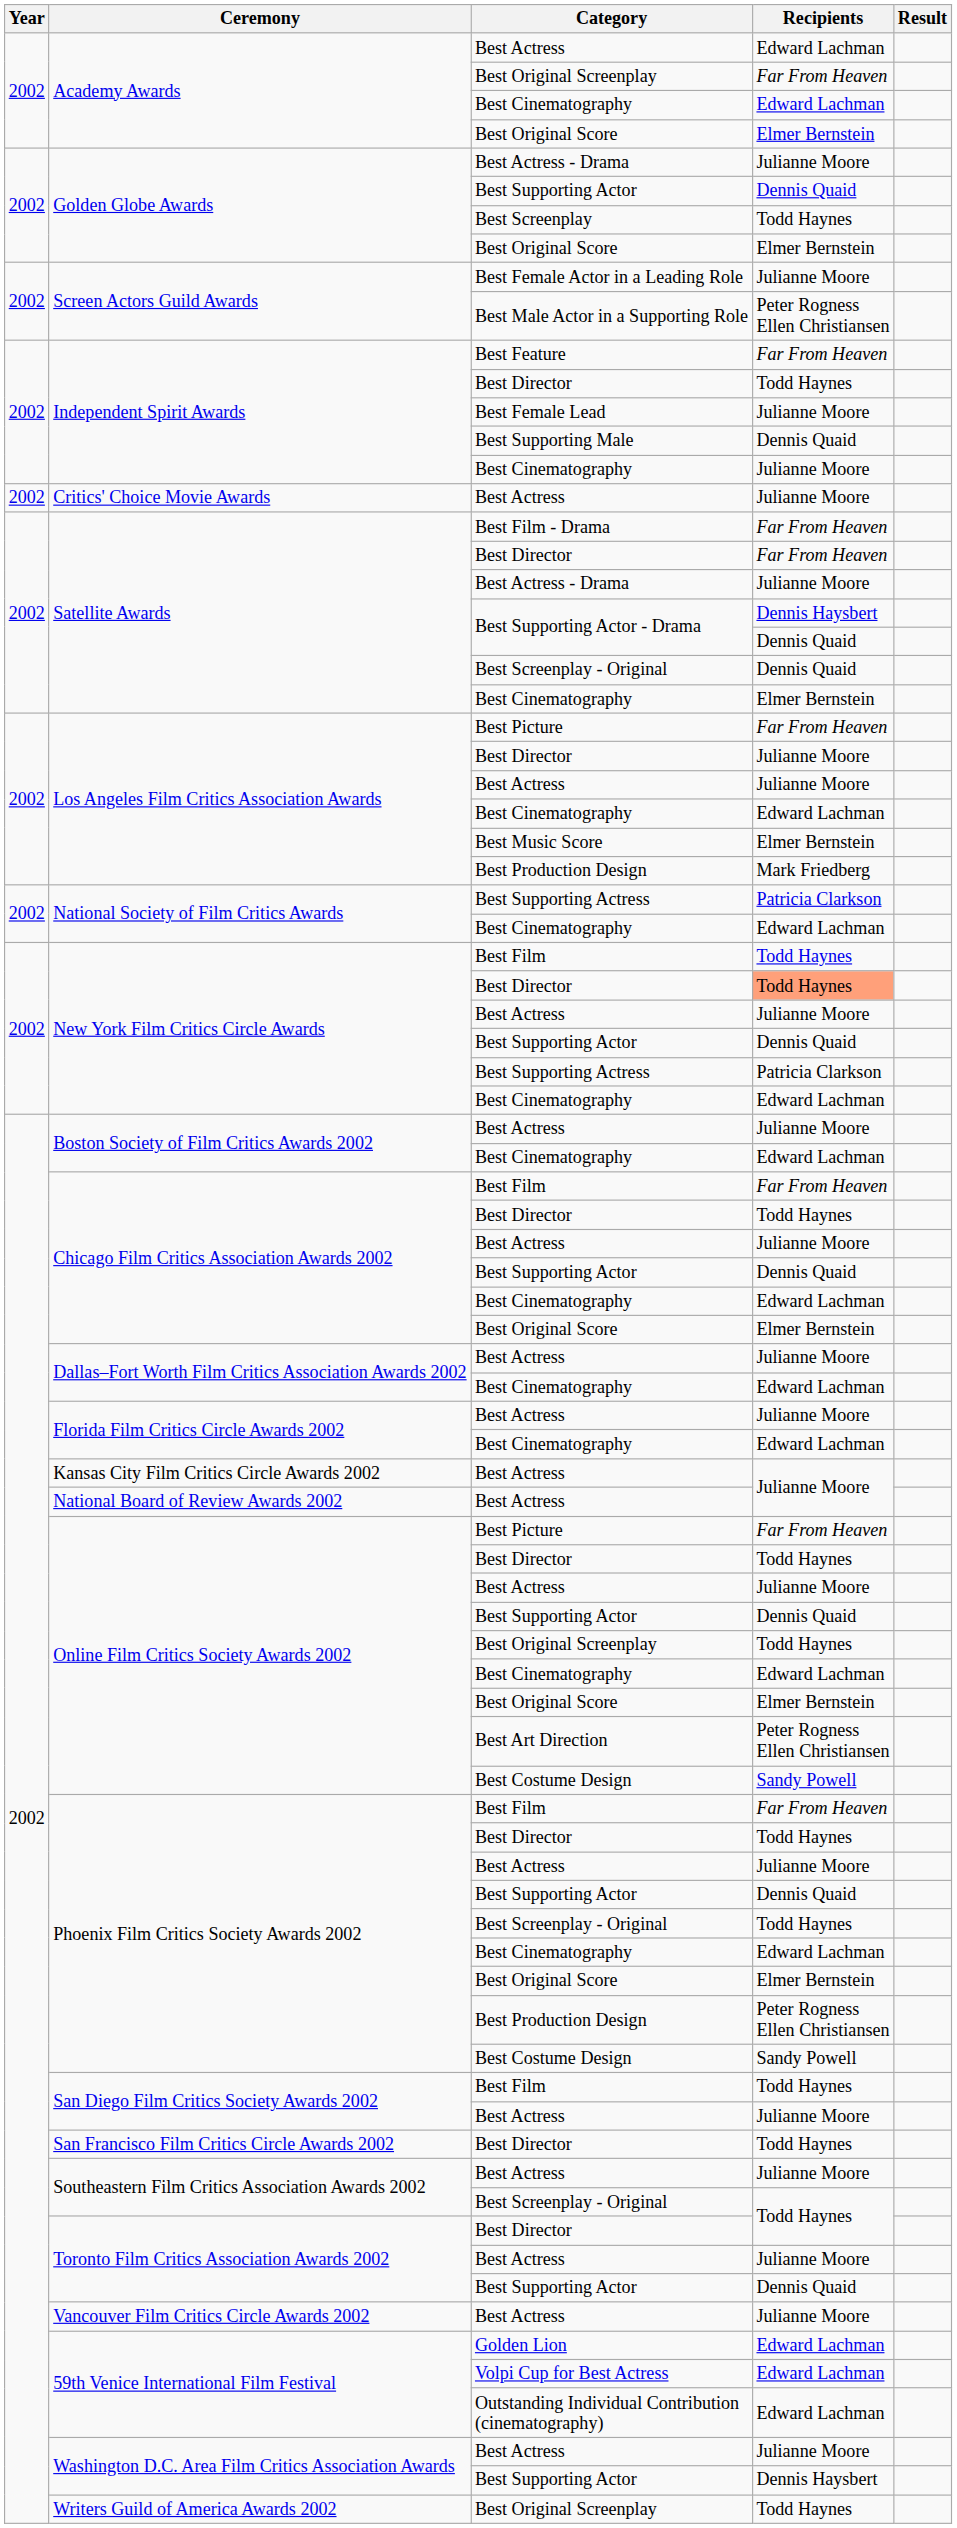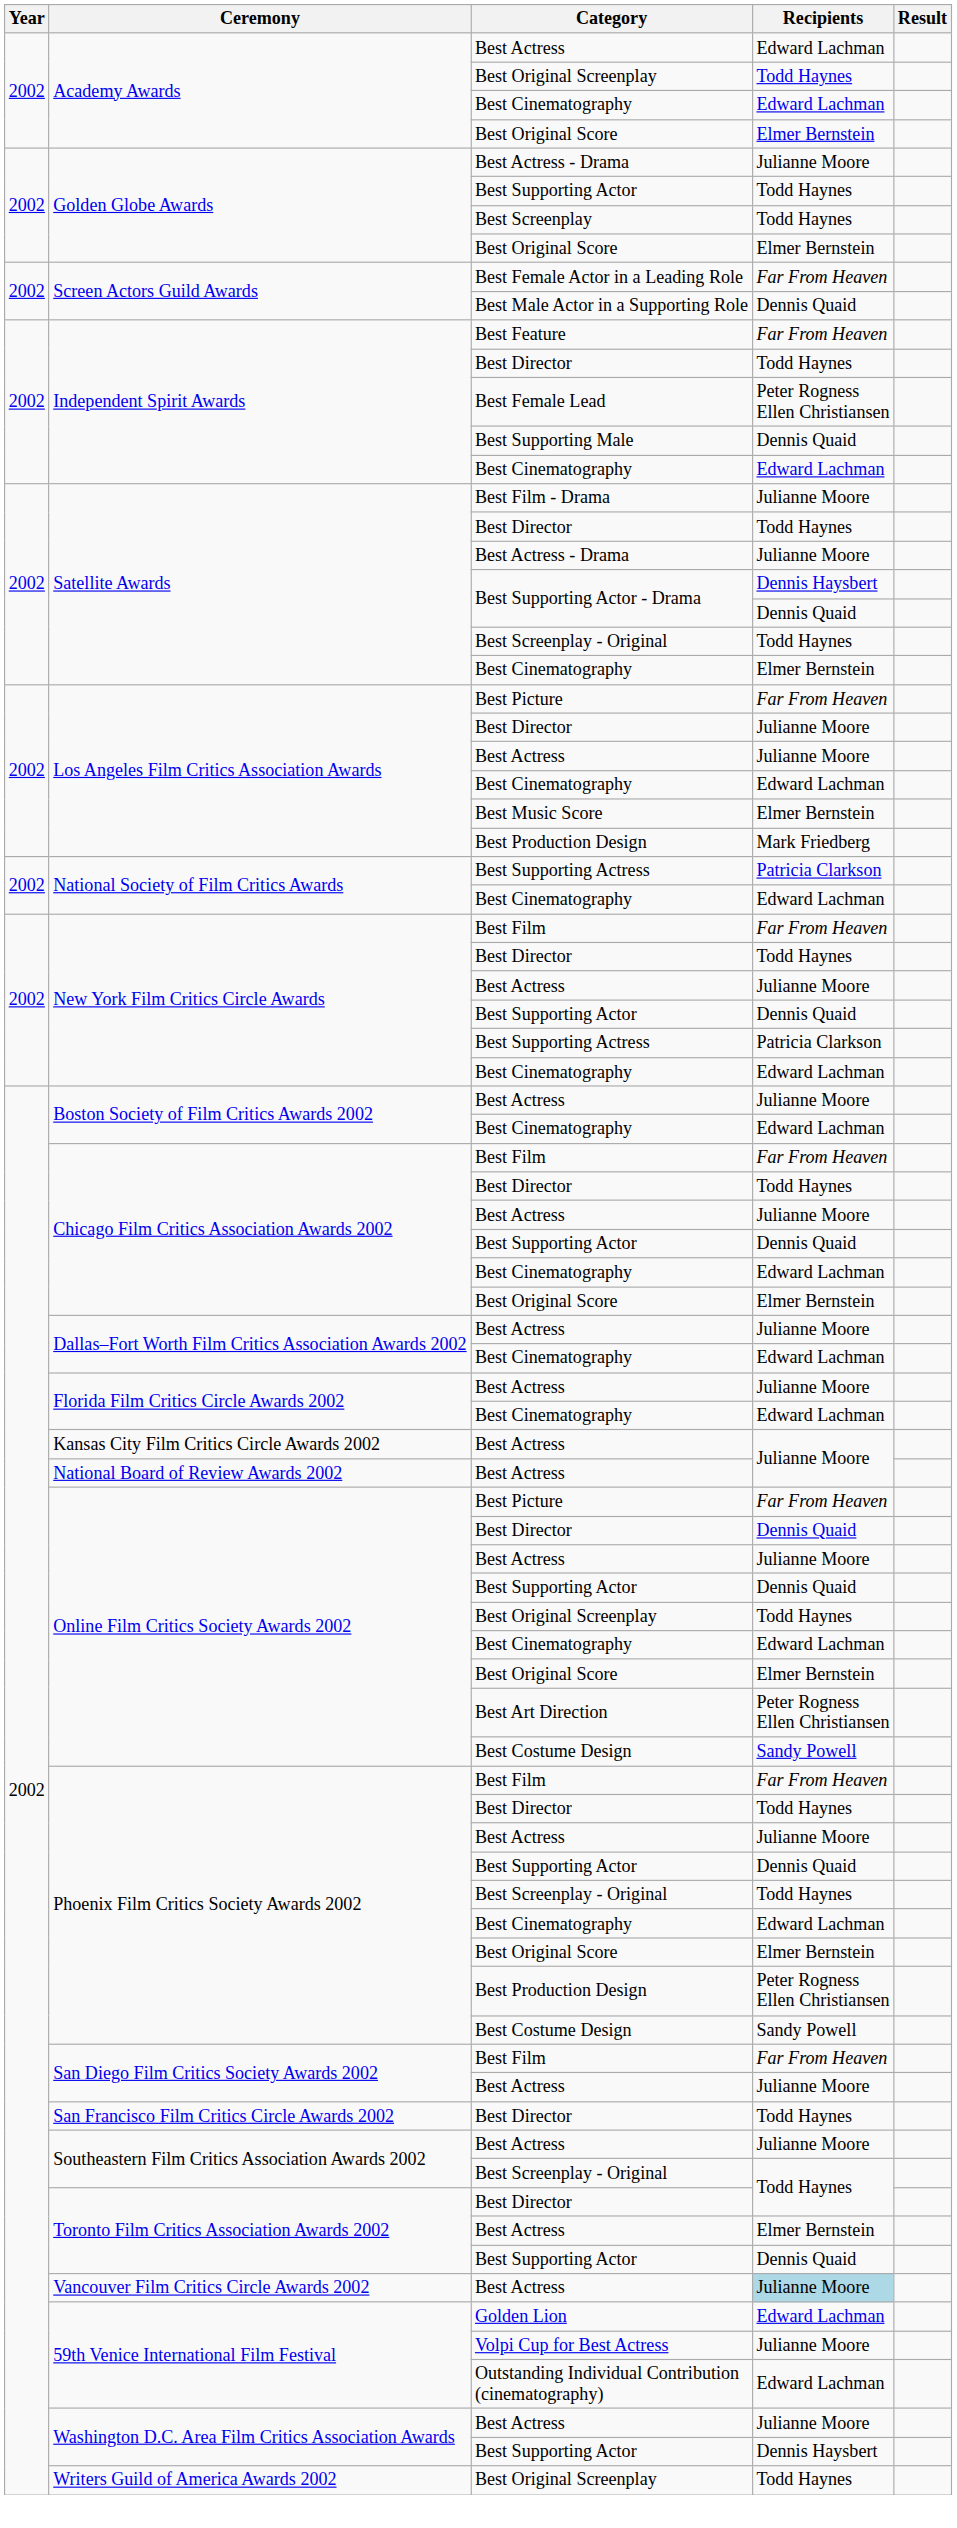(822, 76) Far From Heaven -> (804, 76) Todd Haynes
(806, 190) Dennis Quaid -> (804, 190) Todd Haynes
(813, 276) Julianne Moore -> (822, 276) Far From Heaven
(823, 315) Peter Rogness Ellen Christiansen -> (806, 305) Dennis Quaid
(813, 411) Julianne Moore -> (823, 401) Peter Rogness Ellen Christiansen
(813, 469) Julianne Moore -> (820, 469) Edward Lachman
- row: (162, 497)
(822, 526) Far From Heaven -> (813, 497) Julianne Moore
(822, 555) Far From Heaven -> (804, 526) Todd Haynes
(806, 669) Dennis Quaid -> (804, 641) Todd Haynes
(804, 956) Todd Haynes -> (822, 928) Far From Heaven
(804, 985) lightsalmon background -> (804, 956) no background
(804, 1558) Todd Haynes -> (806, 1530) Dennis Quaid
(804, 2087) Todd Haynes -> (822, 2058) Far From Heaven
(813, 2259) Julianne Moore -> (815, 2230) Elmer Bernstein
(813, 2316) no background -> (813, 2287) lightblue background
(820, 2373) Edward Lachman -> (813, 2345) Julianne Moore
